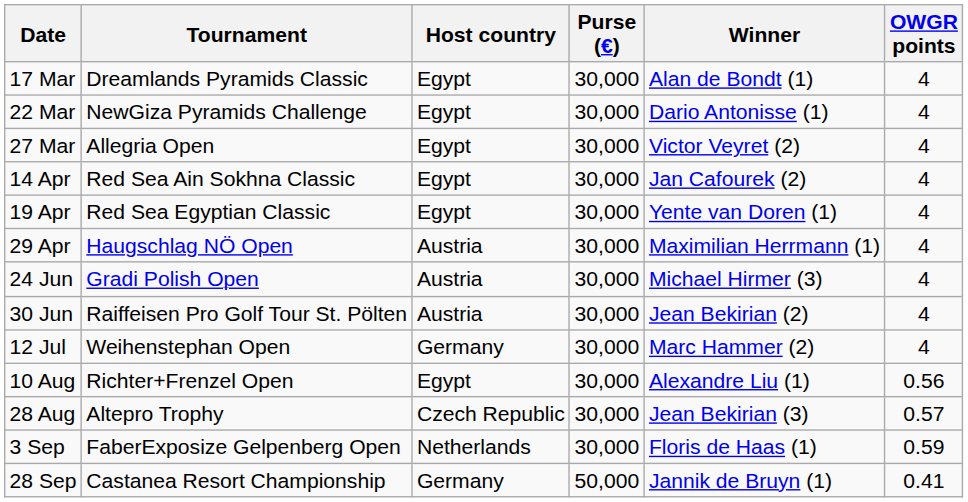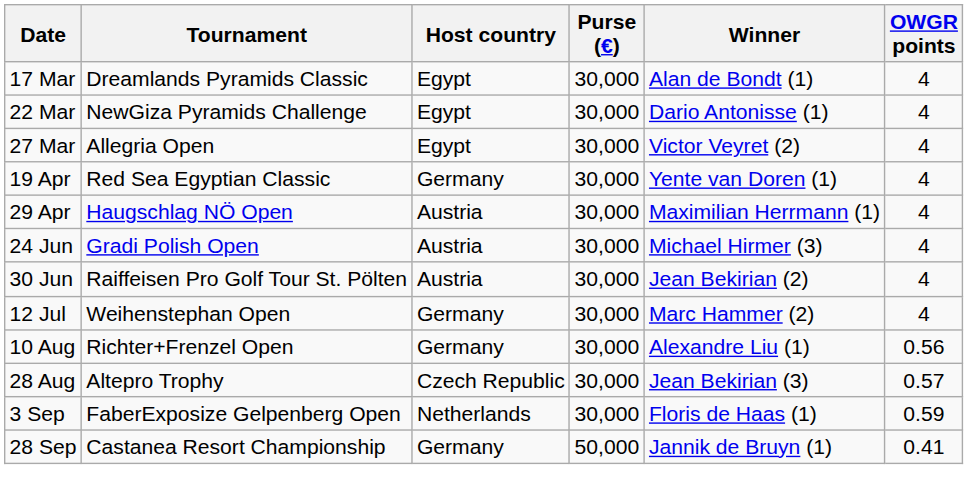- row: (40, 179)
(444, 212) Egypt -> (460, 179) Germany
(444, 380) Egypt -> (460, 346) Germany
